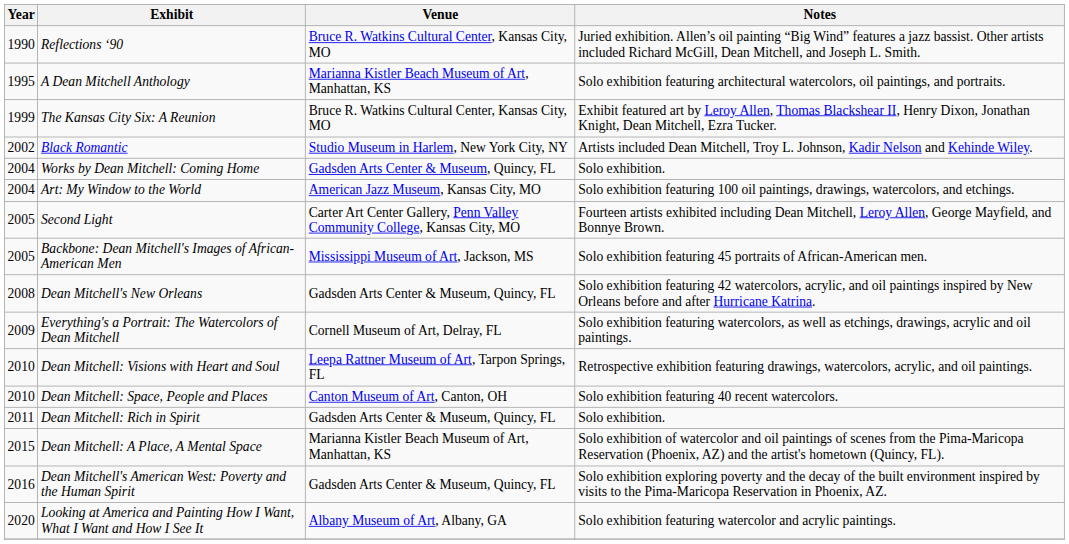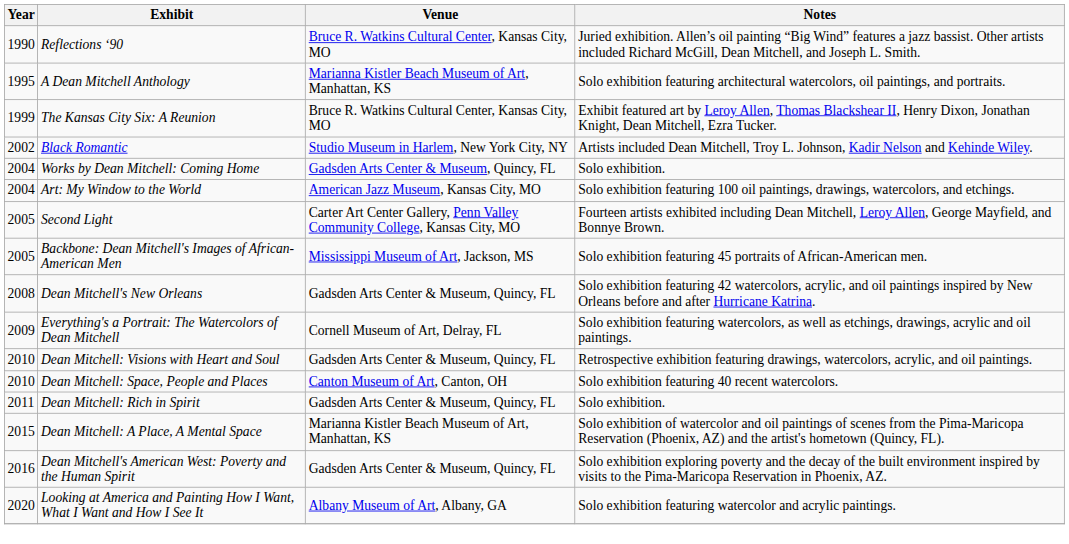(437, 367) Leepa Rattner Museum of Art, Tarpon Springs, FL -> (432, 359) Gadsden Arts Center & Museum, Quincy, FL
